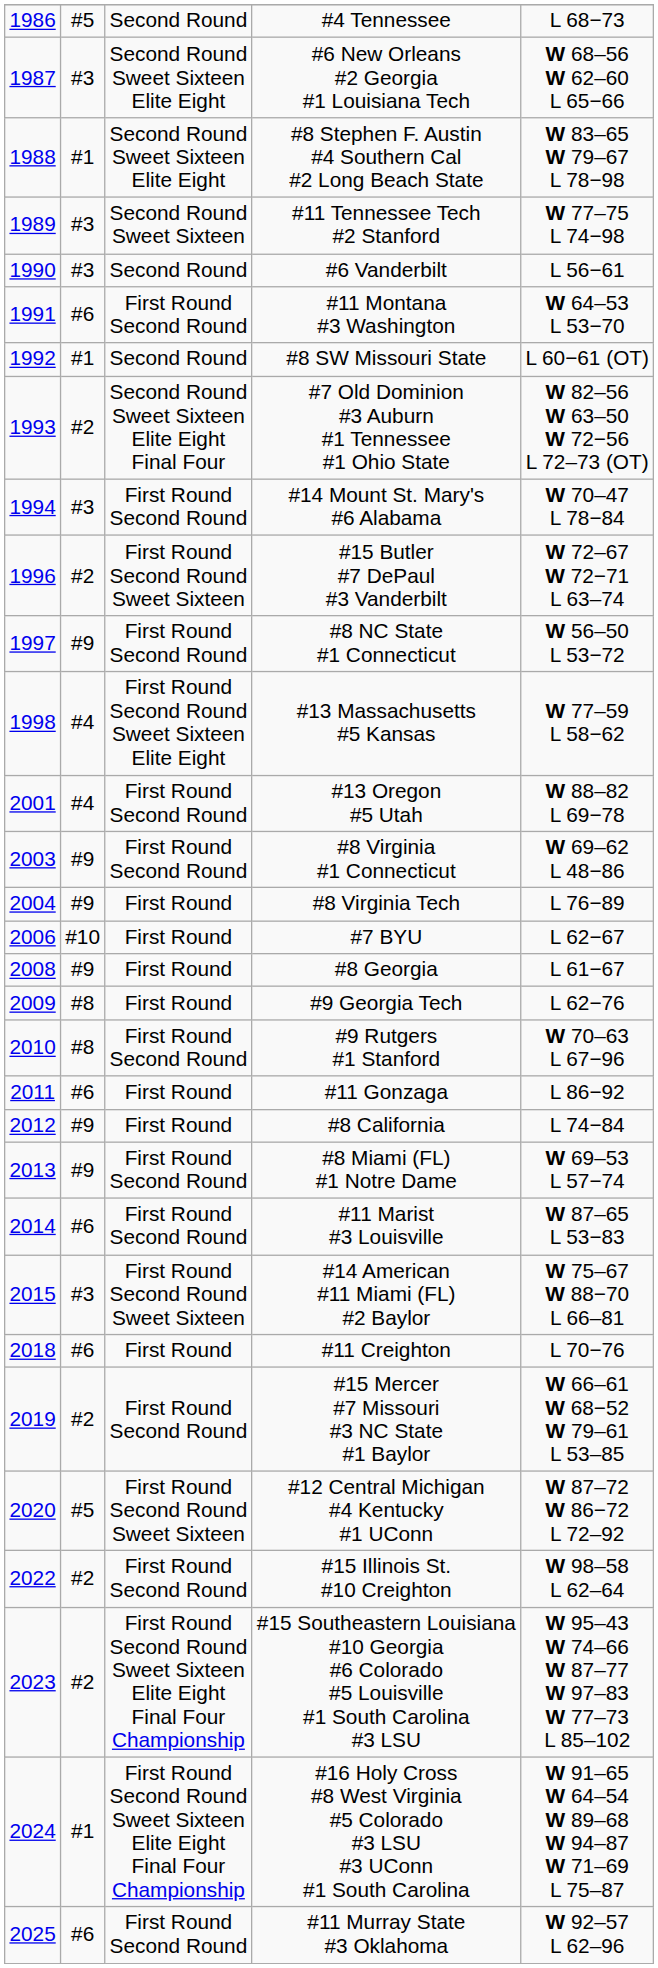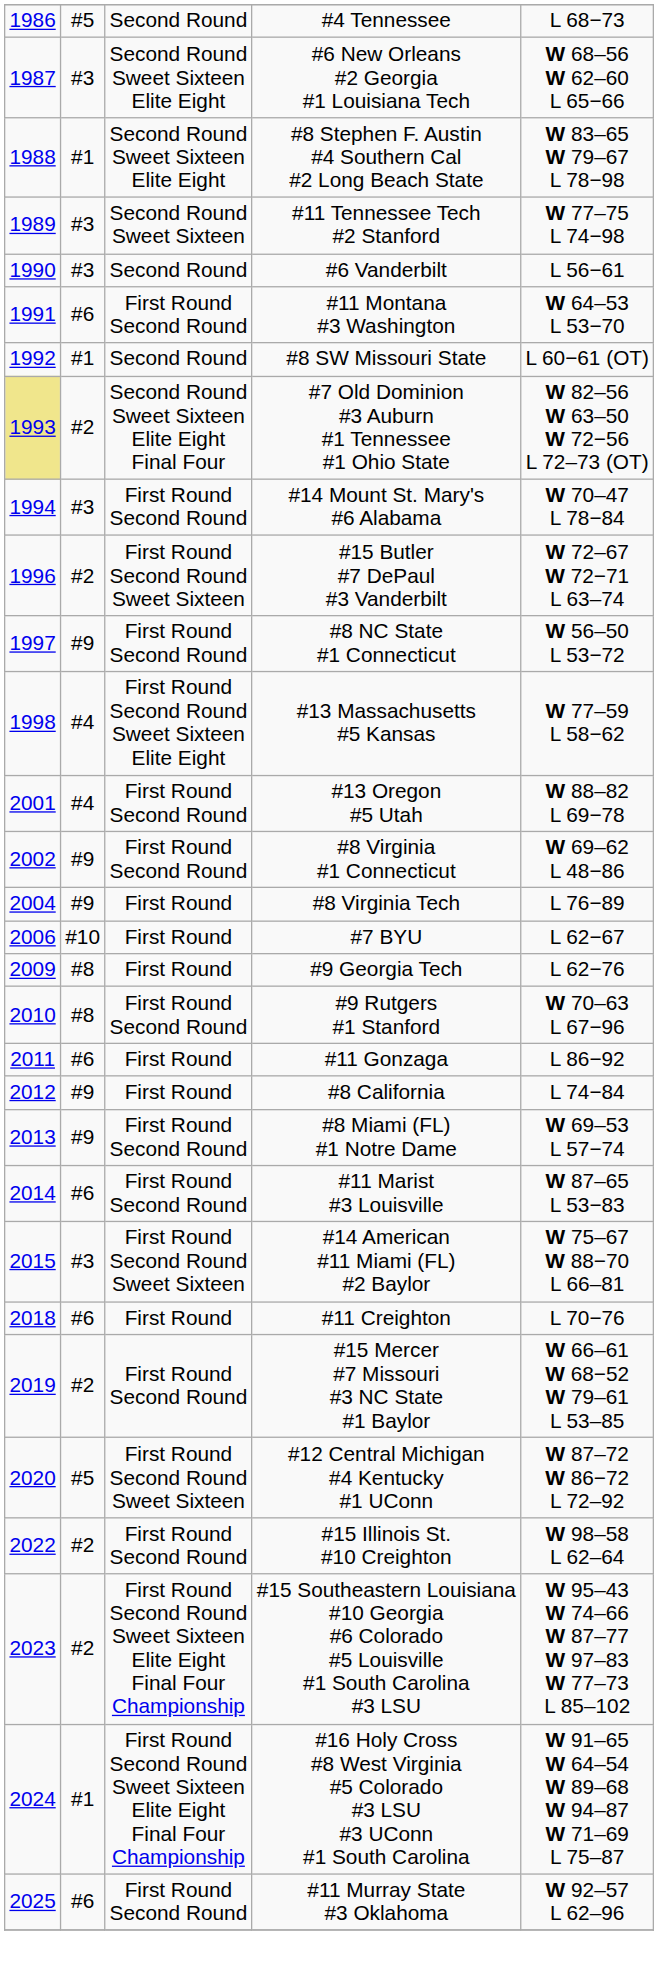(33, 427) no background -> (33, 427) khaki background
(33, 859) 2003 -> (33, 859) 2002
- row: (386, 969)
